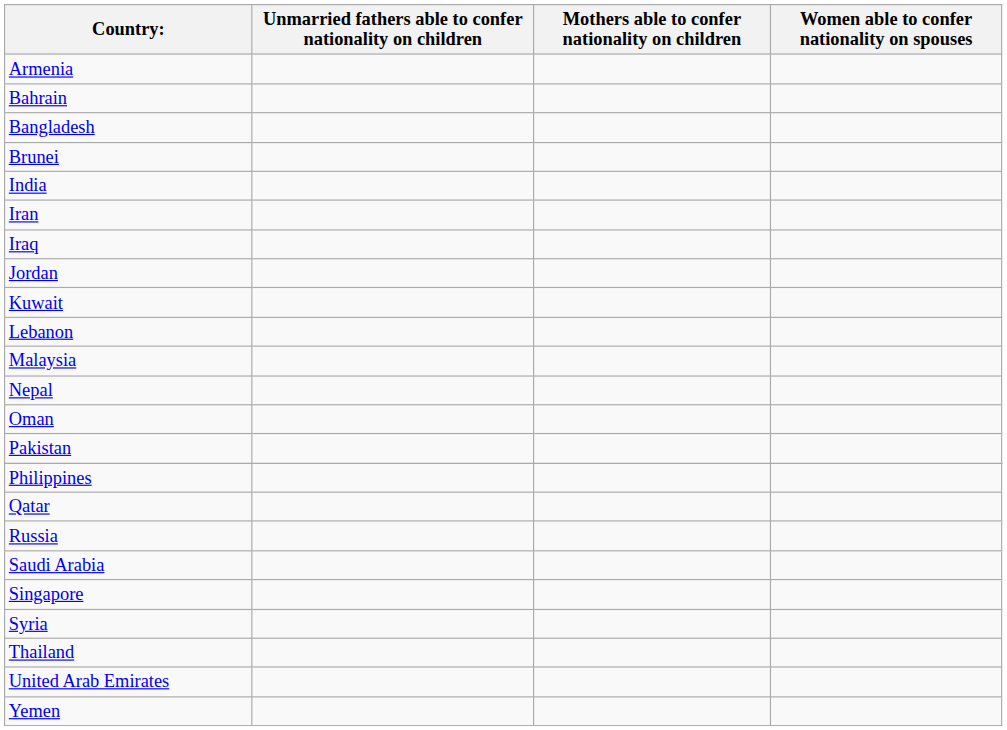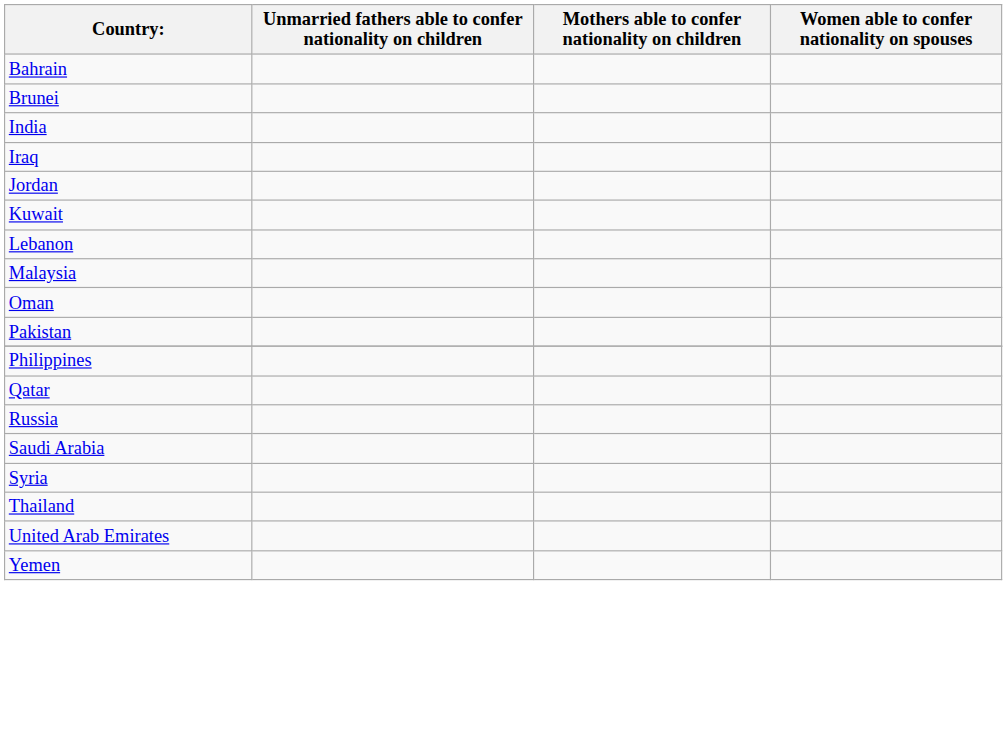- row: (41, 68)
- row: (52, 127)
- row: (24, 214)
- row: (31, 389)
- row: (46, 594)
